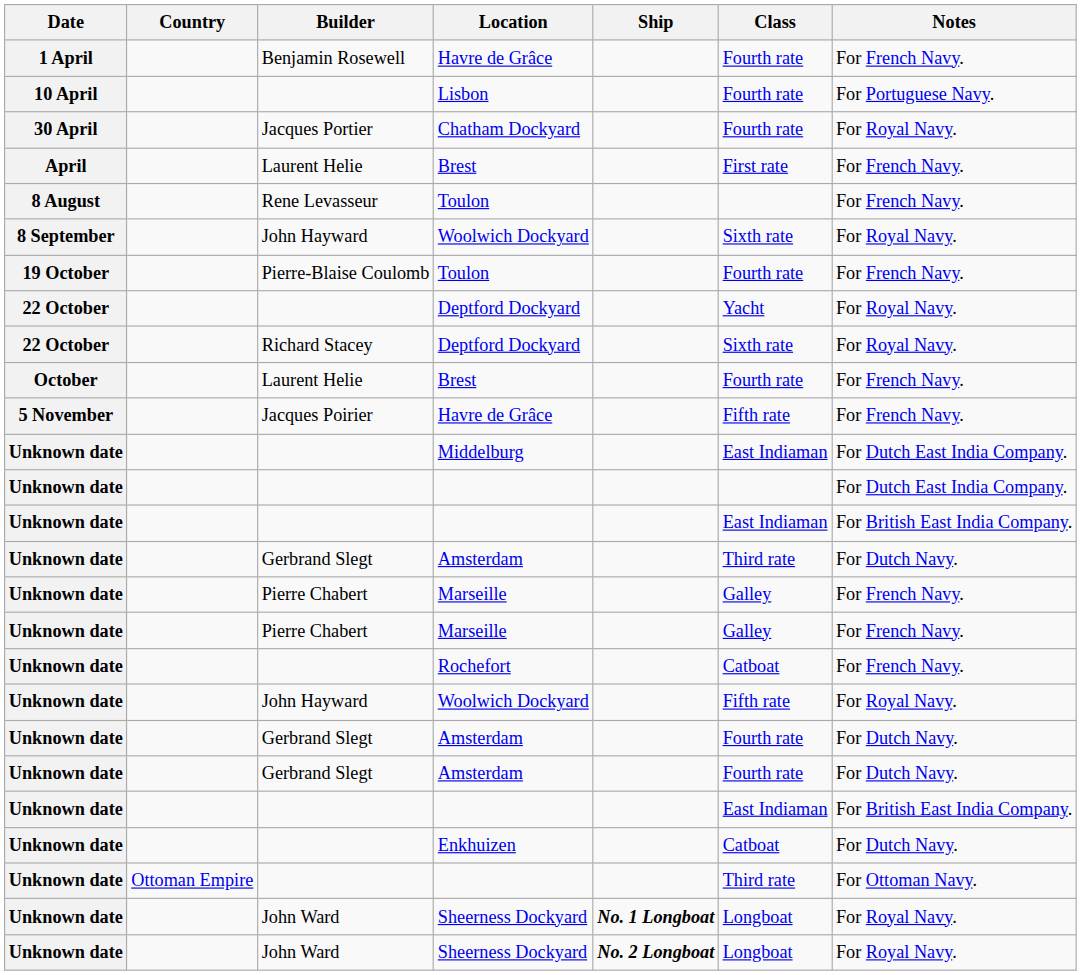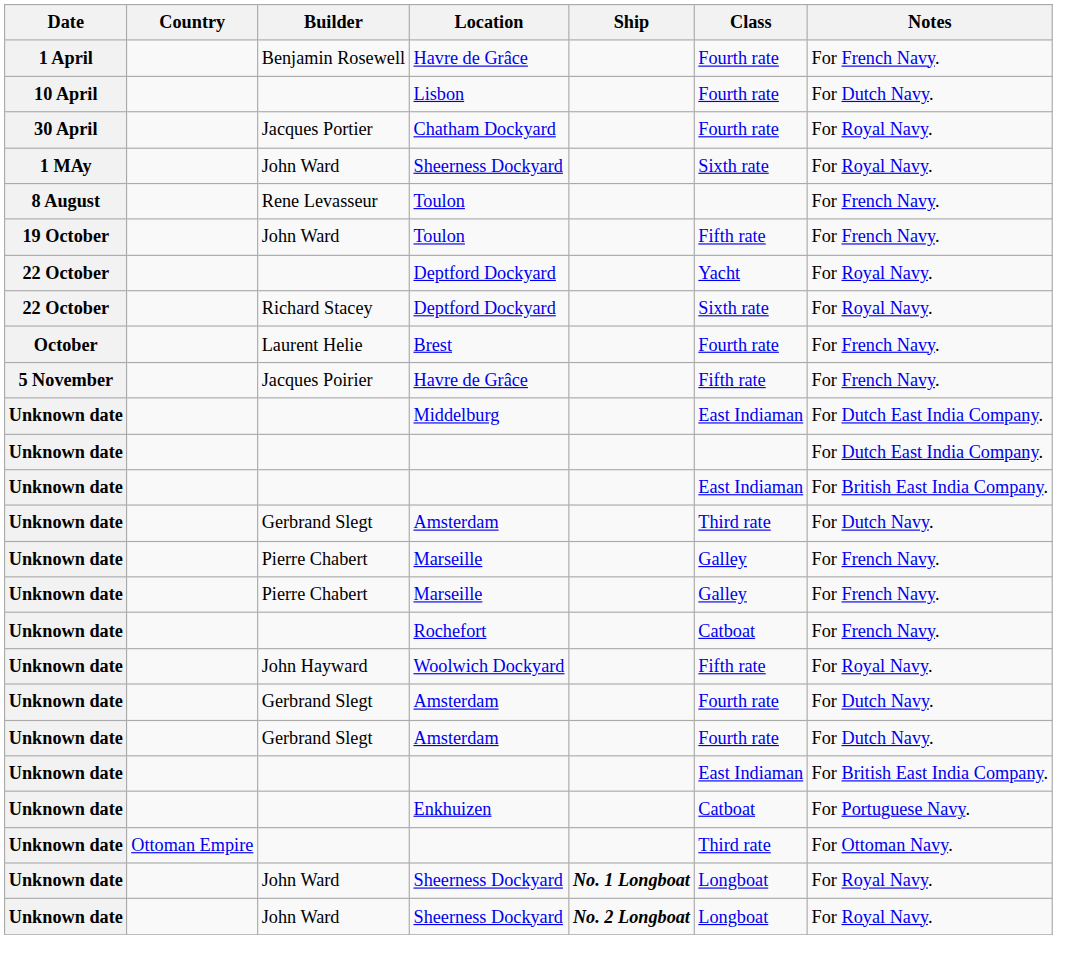(915, 93) For Portuguese Navy. -> (873, 93) For Dutch Navy.
- row: (66, 165)
+ row: (66, 165)
- row: (66, 236)
(346, 272) Pierre-Blaise Coulomb -> (301, 236) John Ward
(763, 272) Fourth rate -> (732, 236) Fifth rate
(897, 845) For Dutch Navy. -> (891, 809) For Portuguese Navy.
